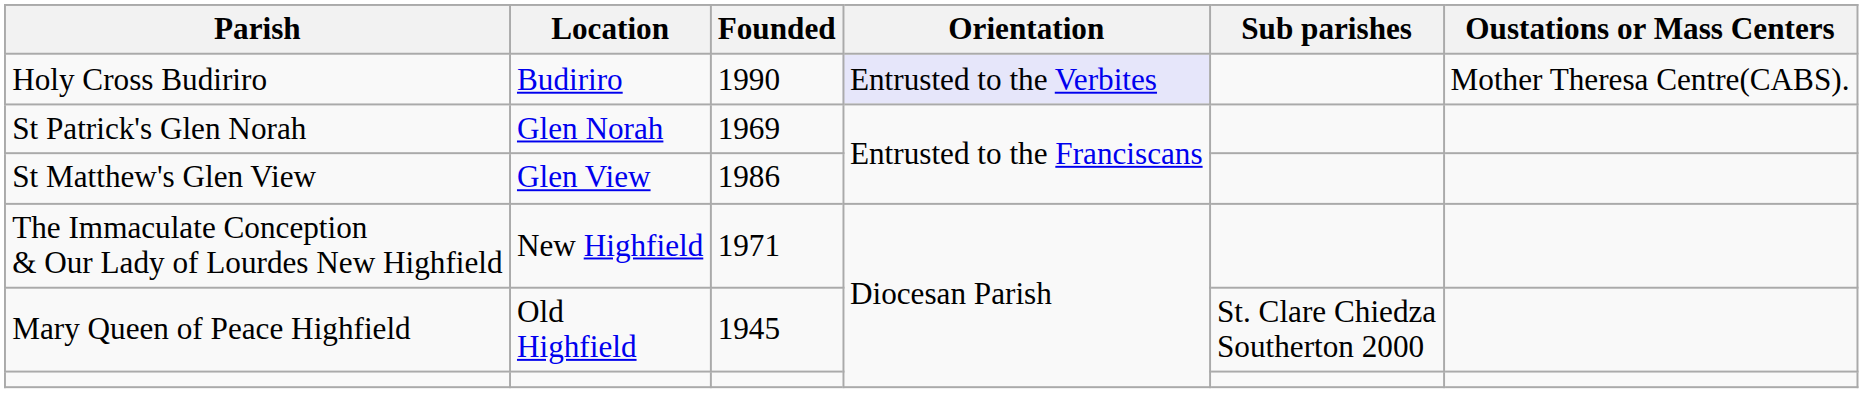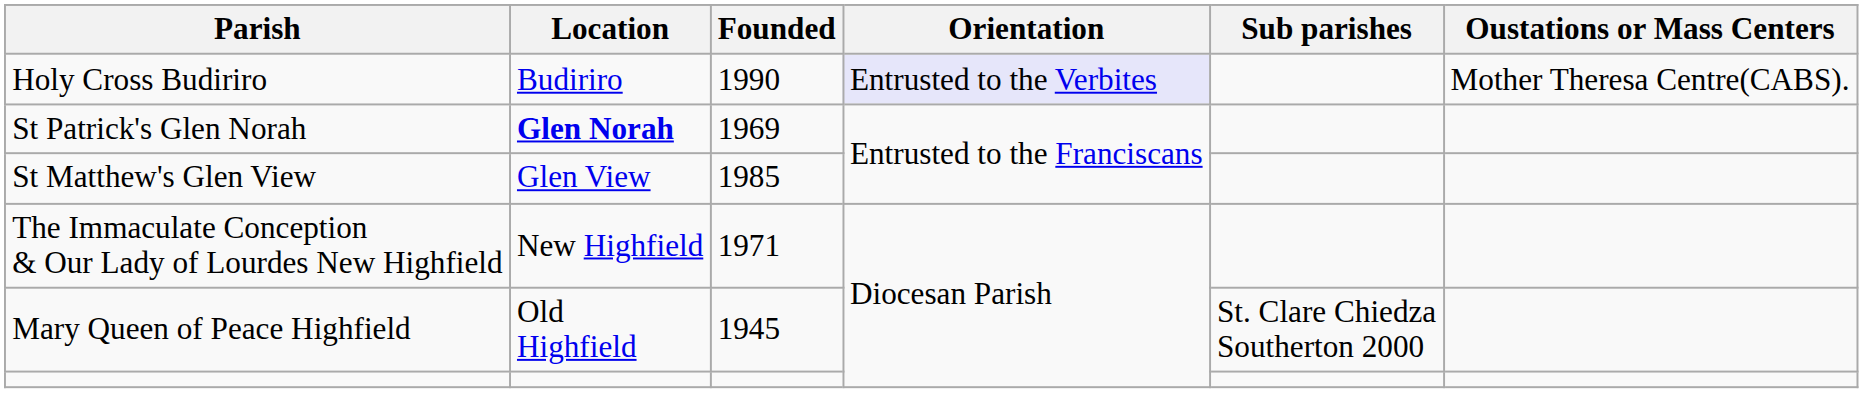(590, 128) normal -> (595, 128) bold
(749, 177) 1986 -> (749, 177) 1985
